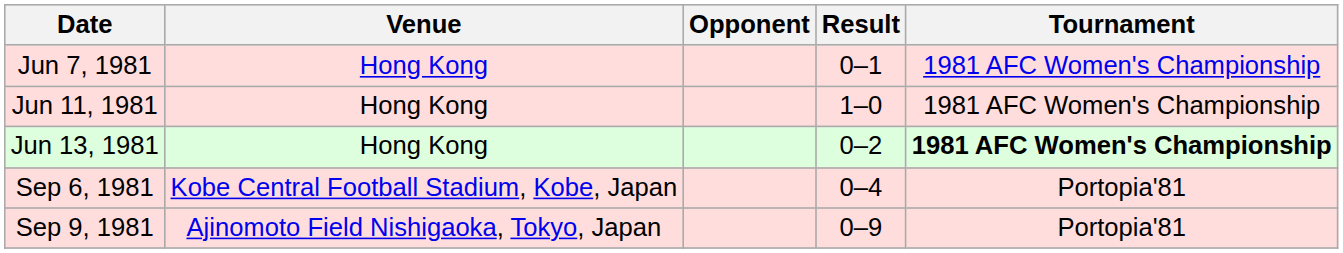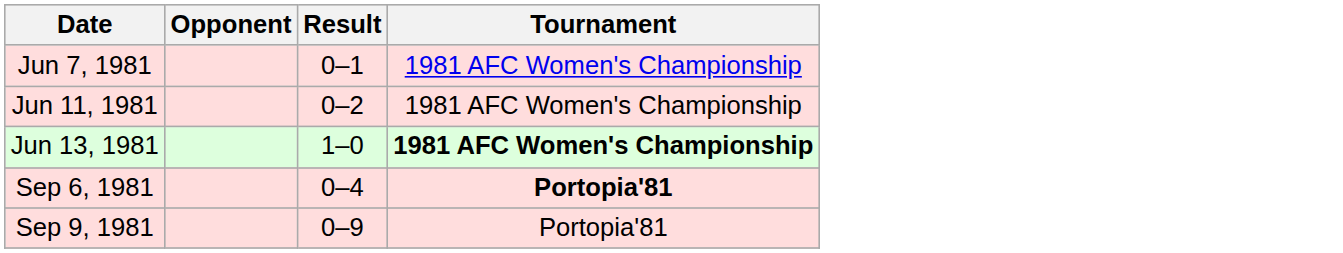- column: (424, 24)
(861, 106) 1–0 -> (342, 106) 0–2
(861, 146) 0–2 -> (342, 146) 1–0
(1122, 187) normal -> (603, 187) bold
